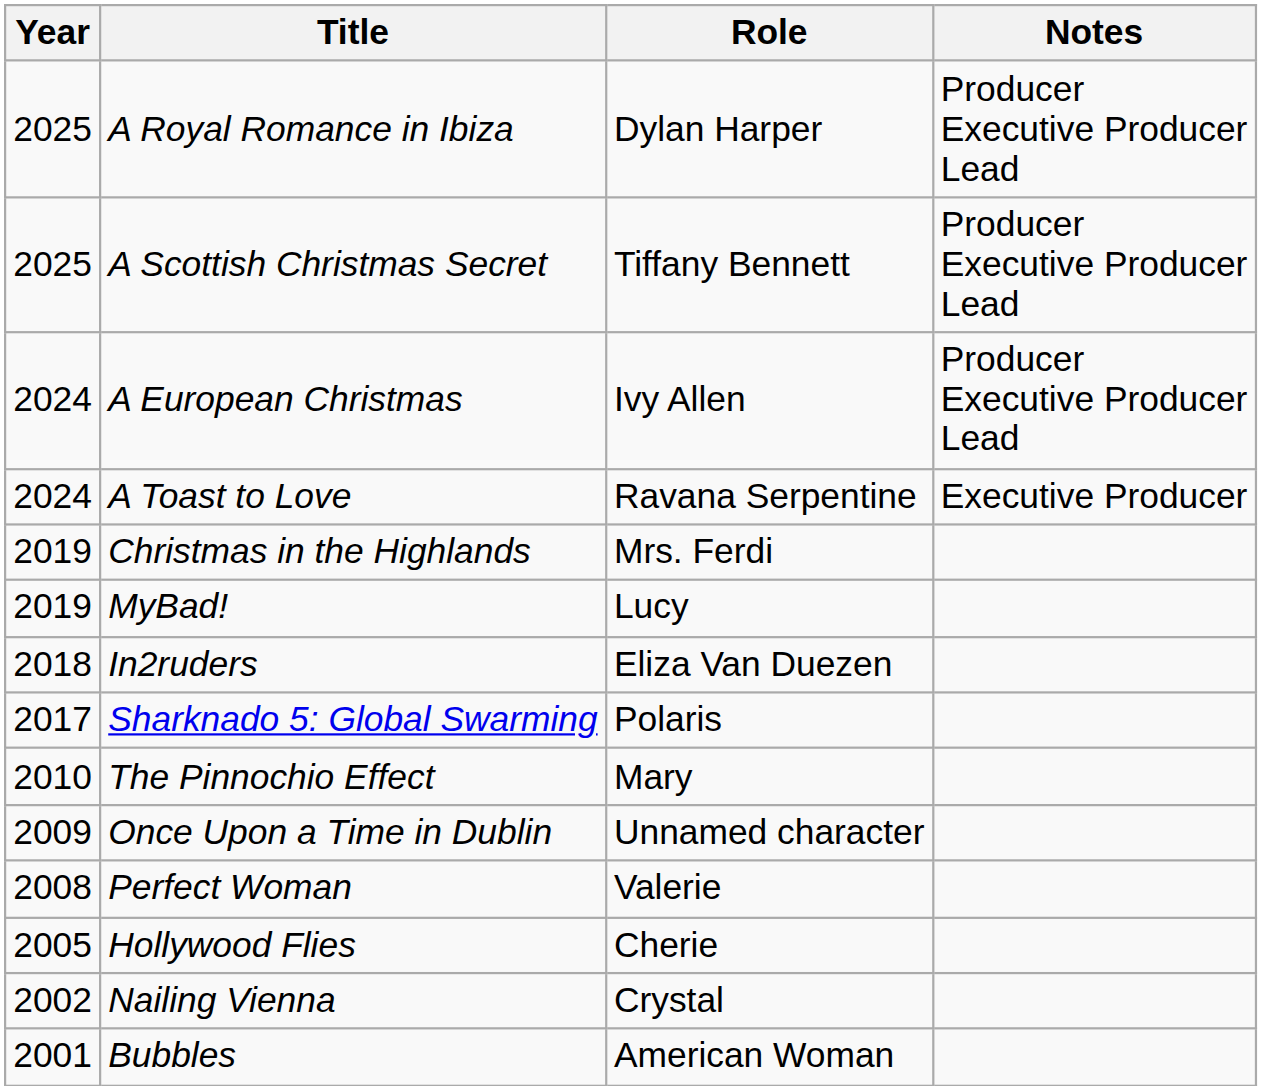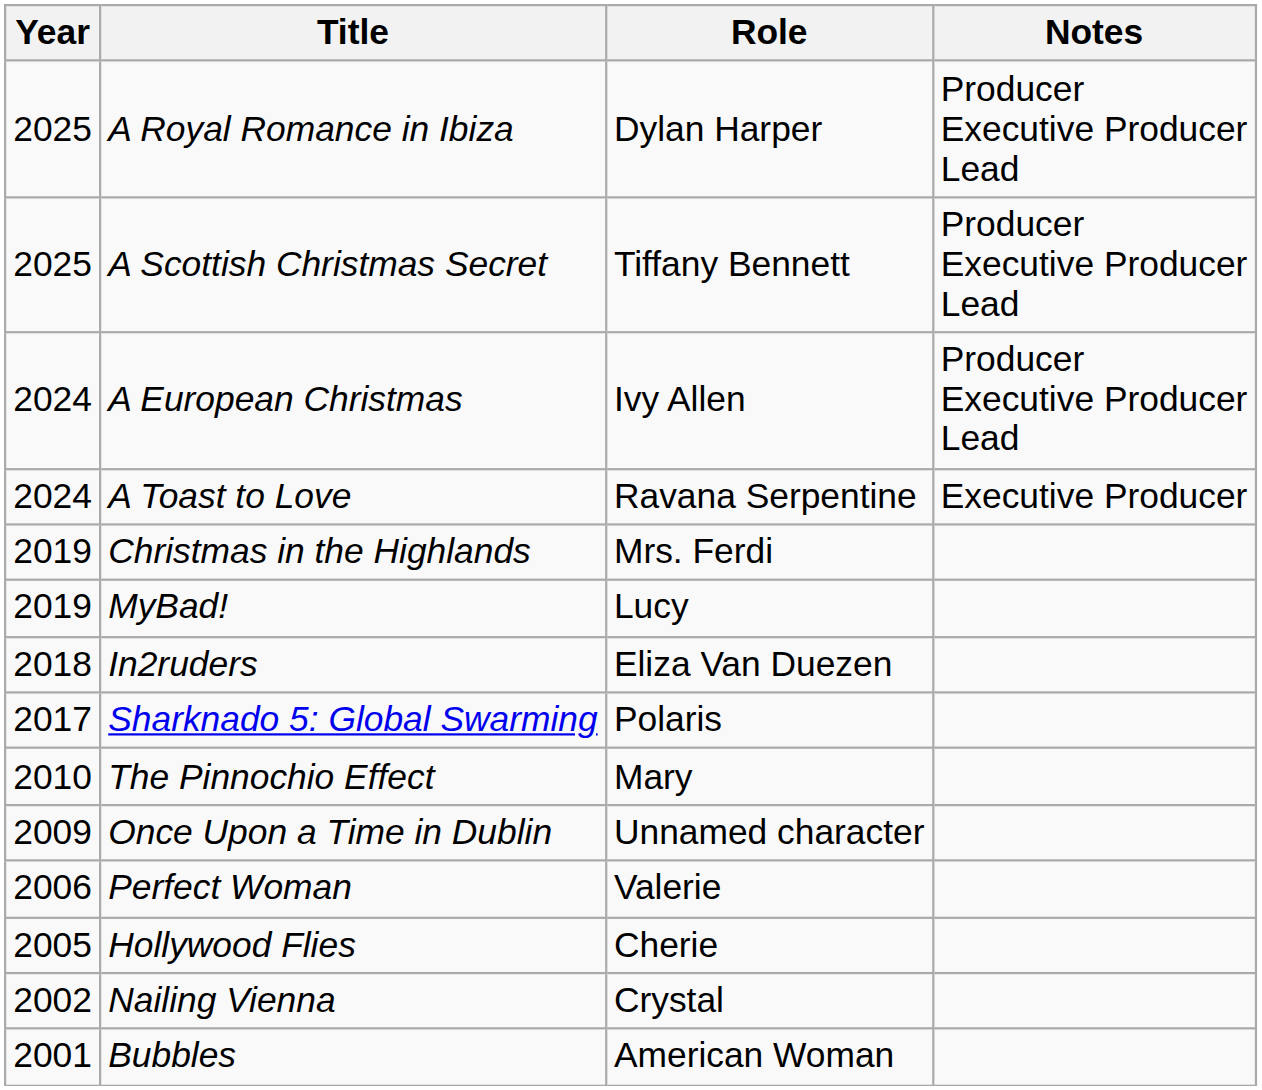(53, 888) 2008 -> (53, 888) 2006
